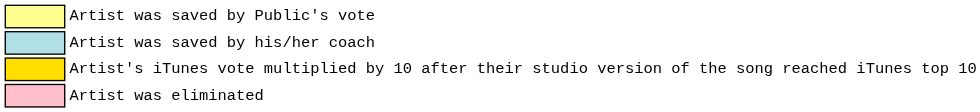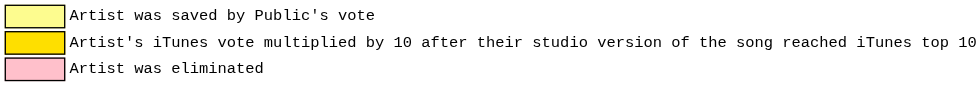- row: (222, 43)
